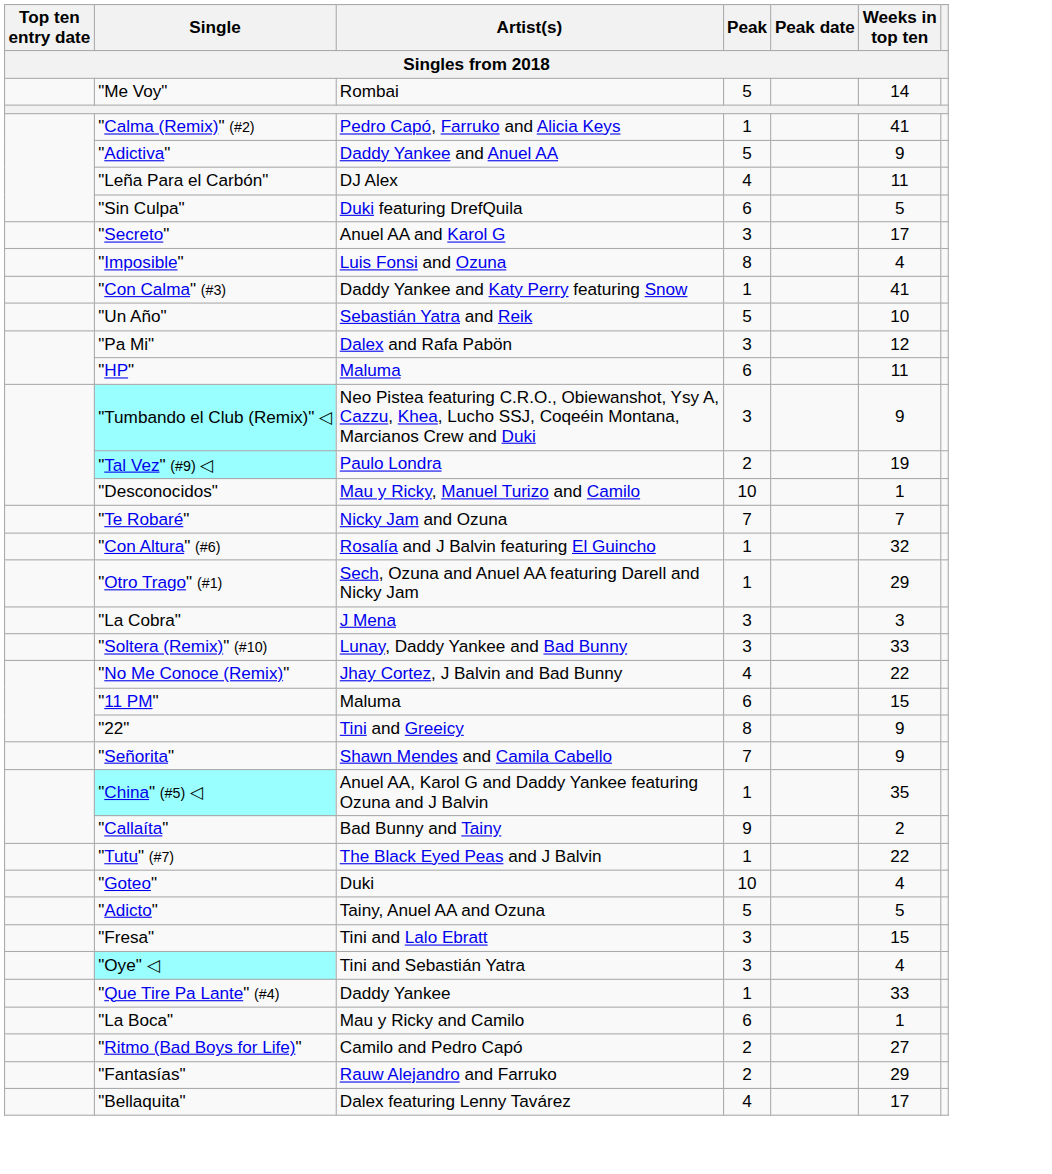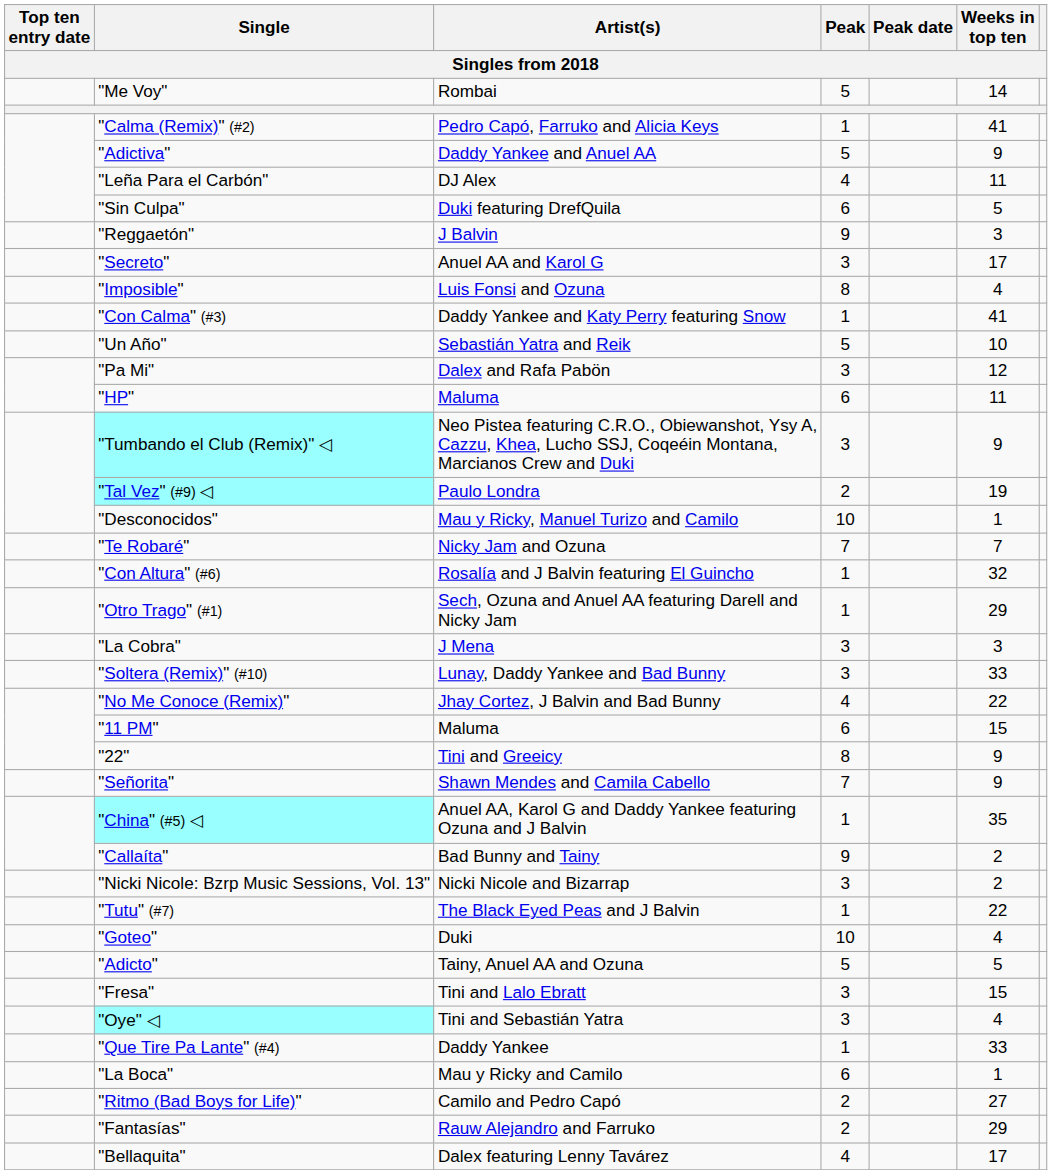+ row: (146, 235)
+ row: (264, 883)
